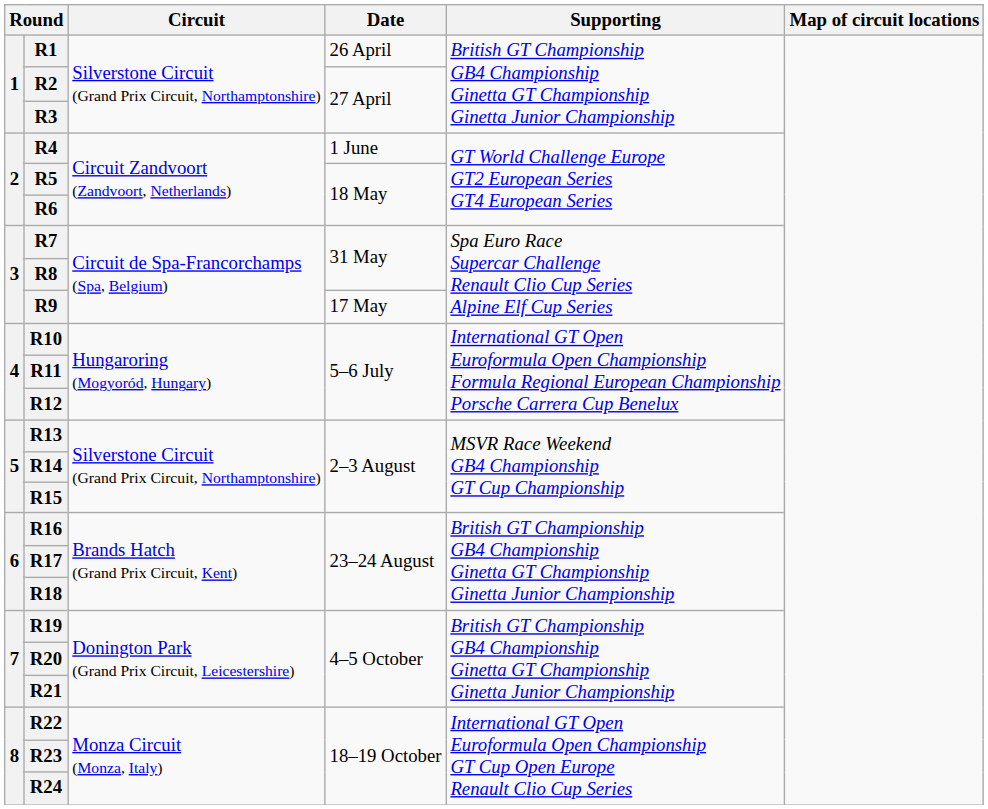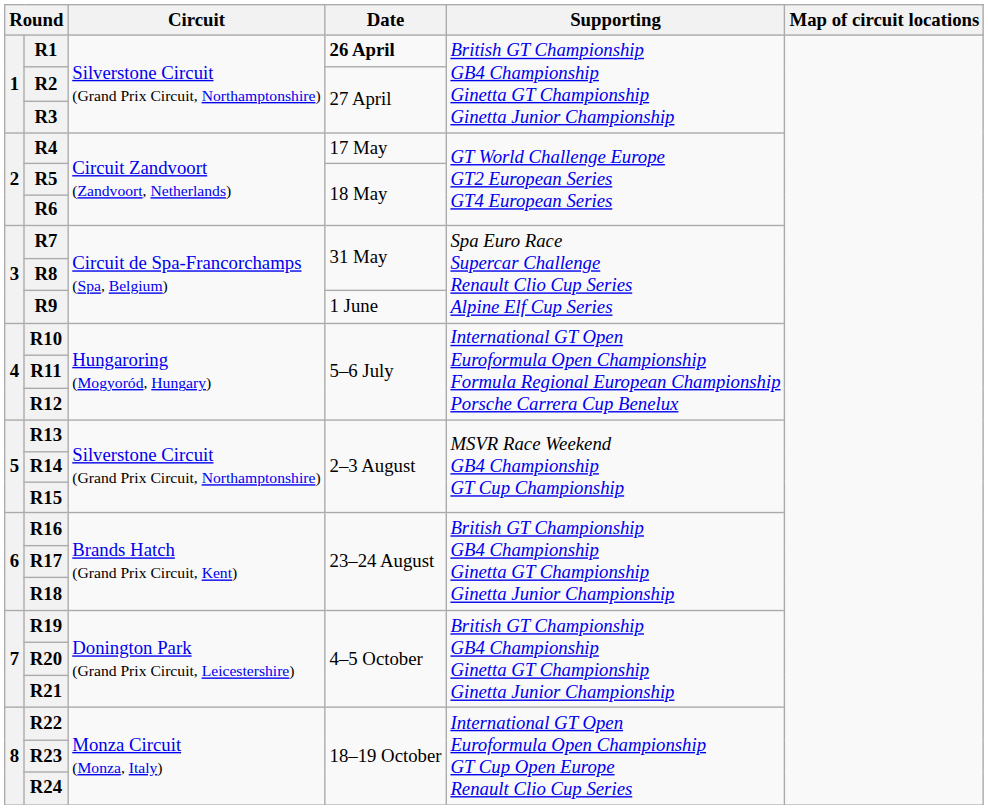(361, 50) normal -> (362, 50) bold
(354, 147) 1 June -> (358, 147) 17 May
(358, 306) 17 May -> (354, 306) 1 June
